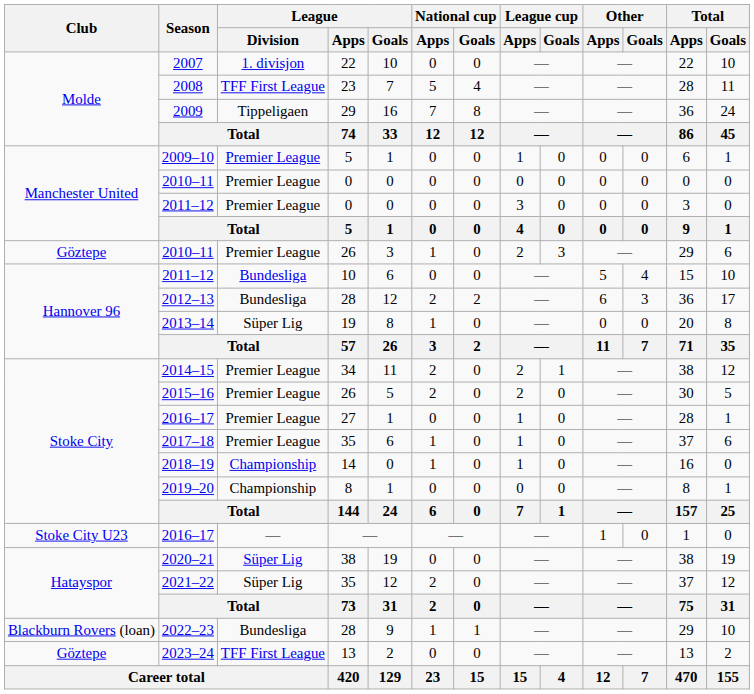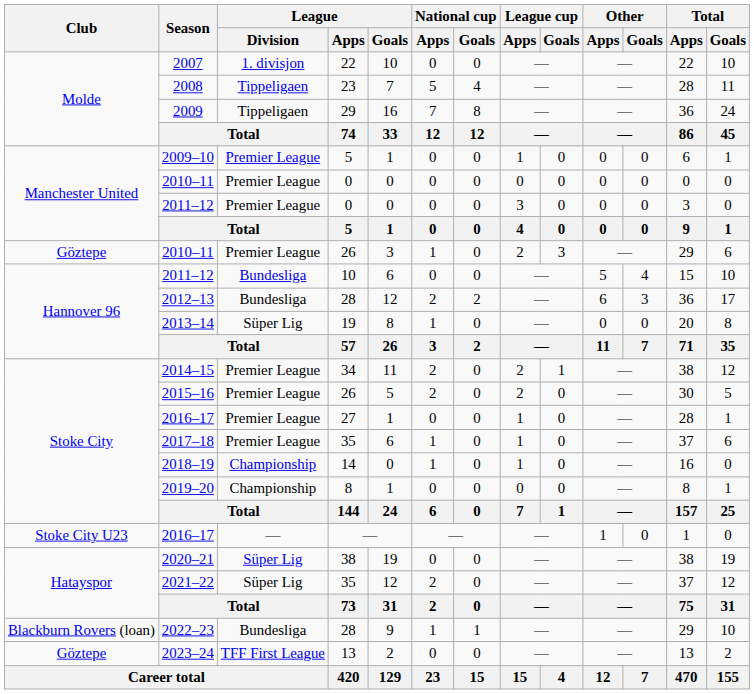(273, 87) TFF First League -> (273, 87) Tippeligaen
